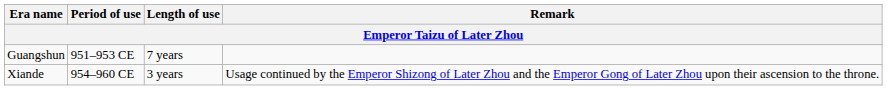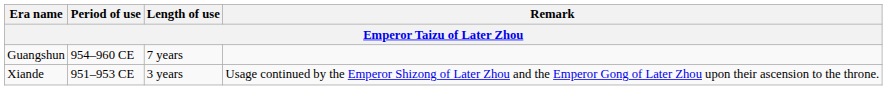(102, 54) 951–953 CE -> (102, 54) 954–960 CE
(102, 74) 954–960 CE -> (102, 74) 951–953 CE
